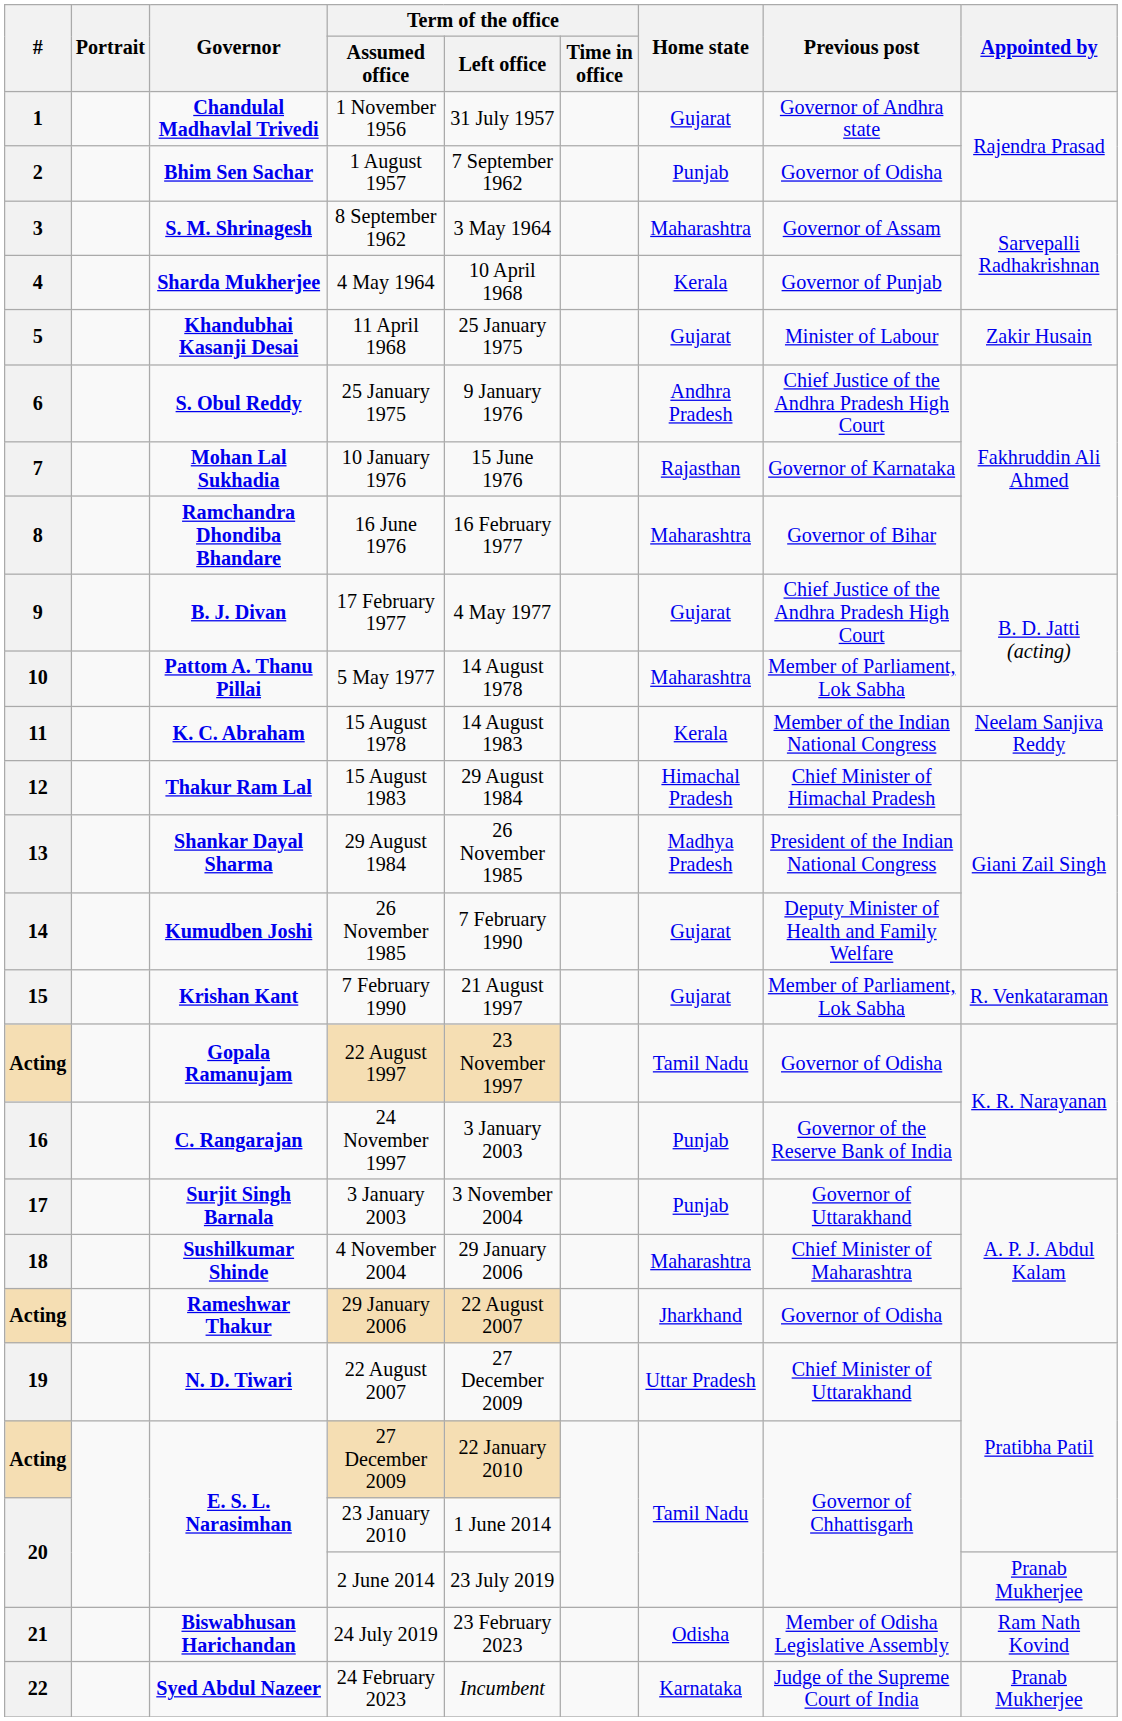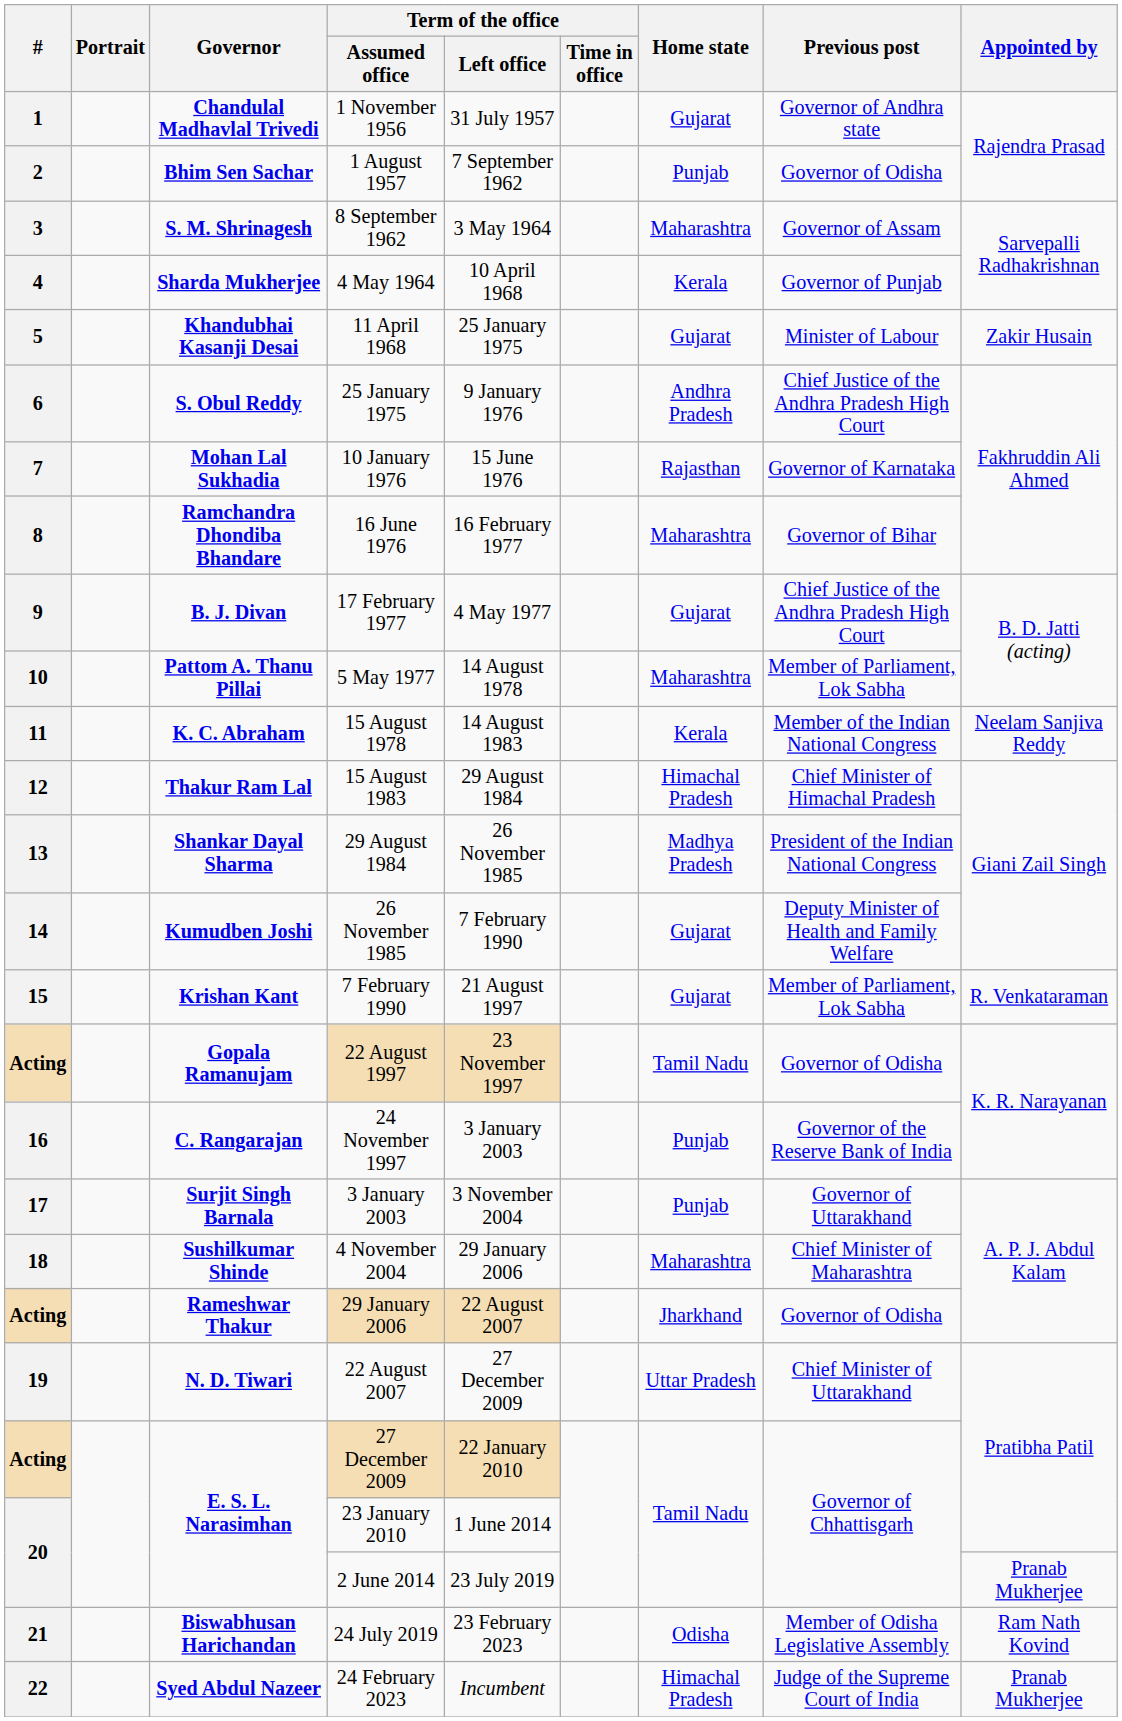(701, 1688) Karnataka -> (701, 1688) Himachal Pradesh
